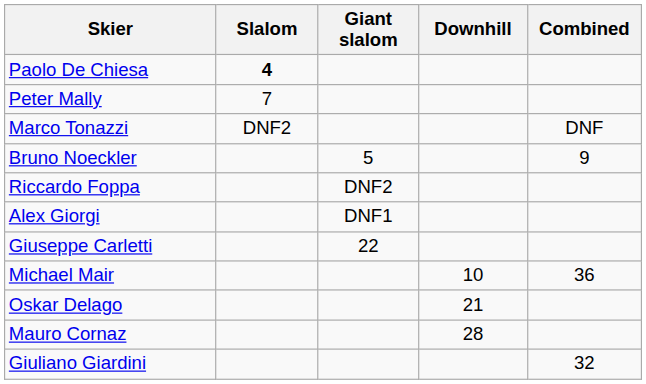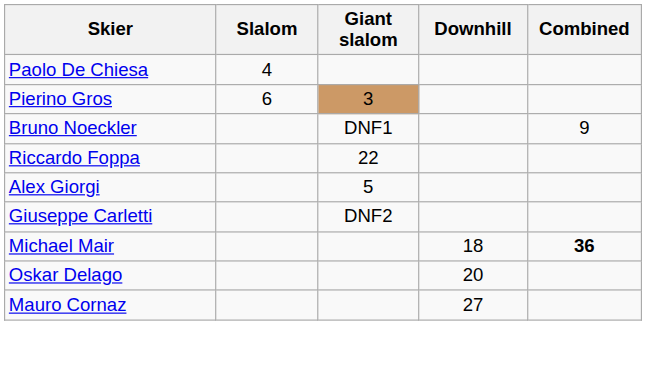(267, 69) bold -> (267, 69) normal
+ row: (60, 98)
- row: (55, 98)
- row: (69, 128)
(368, 157) 5 -> (368, 128) DNF1
(368, 187) DNF2 -> (368, 157) 22
(368, 216) DNF1 -> (368, 187) 5
(368, 246) 22 -> (368, 216) DNF2
(473, 275) 10 -> (473, 246) 18
(584, 275) normal -> (584, 246) bold
(473, 305) 21 -> (473, 275) 20
(473, 334) 28 -> (473, 305) 27
- row: (77, 363)
